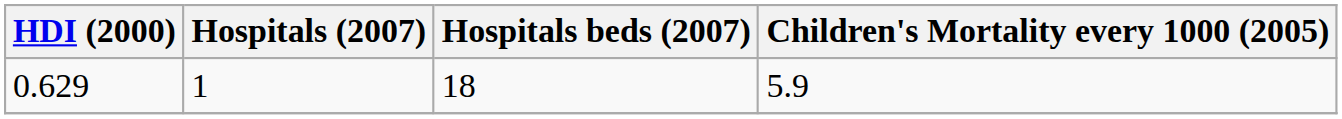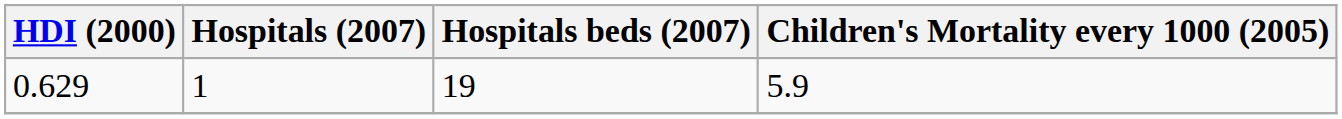(459, 85) 18 -> (459, 85) 19
